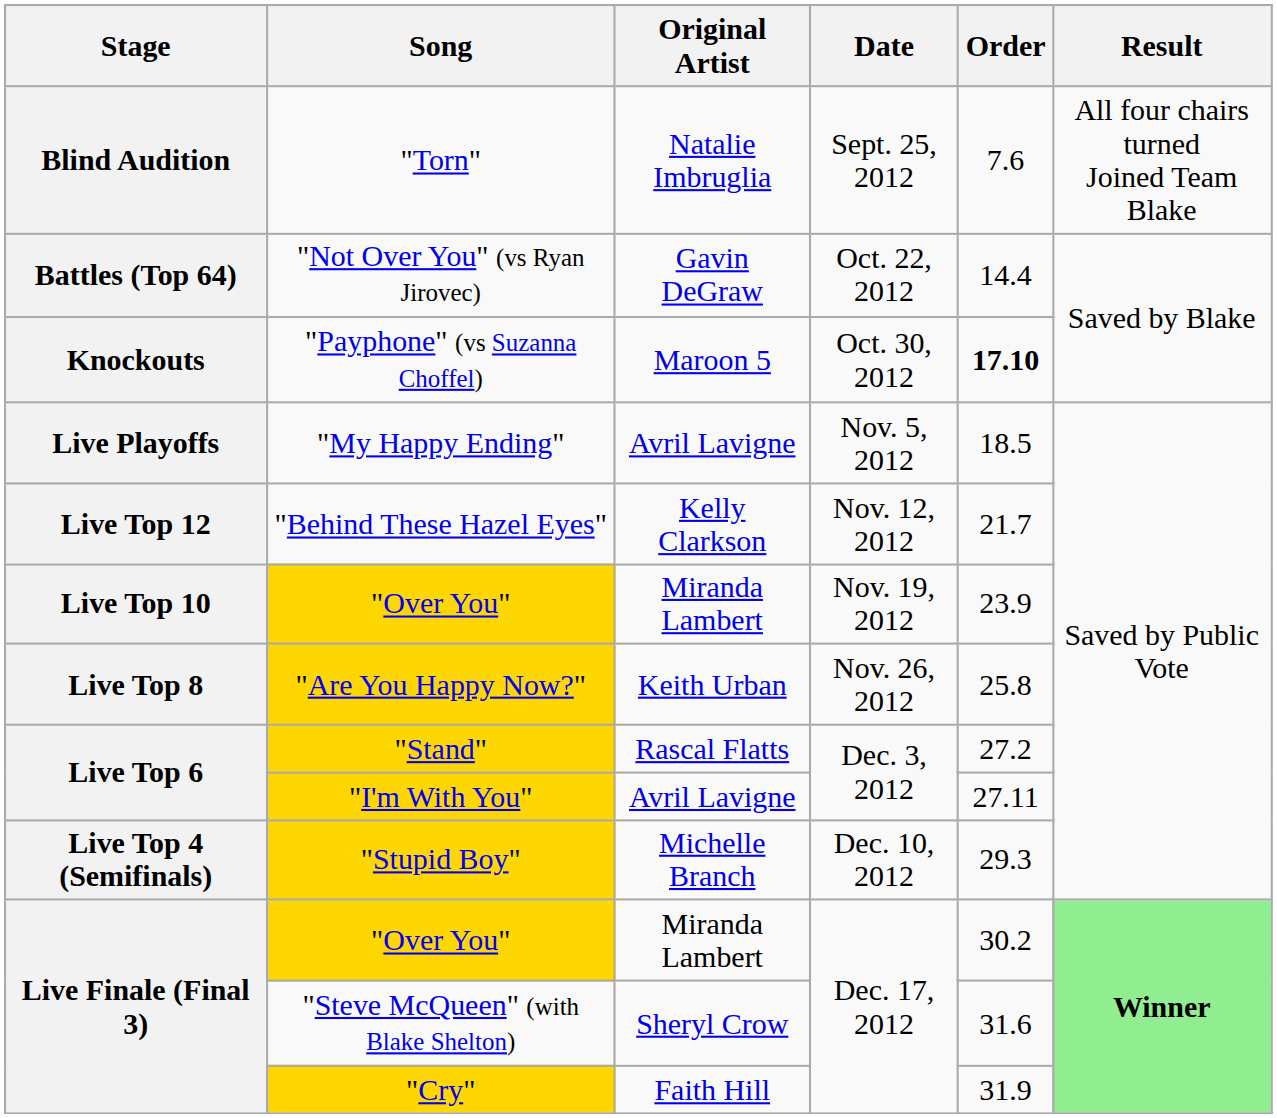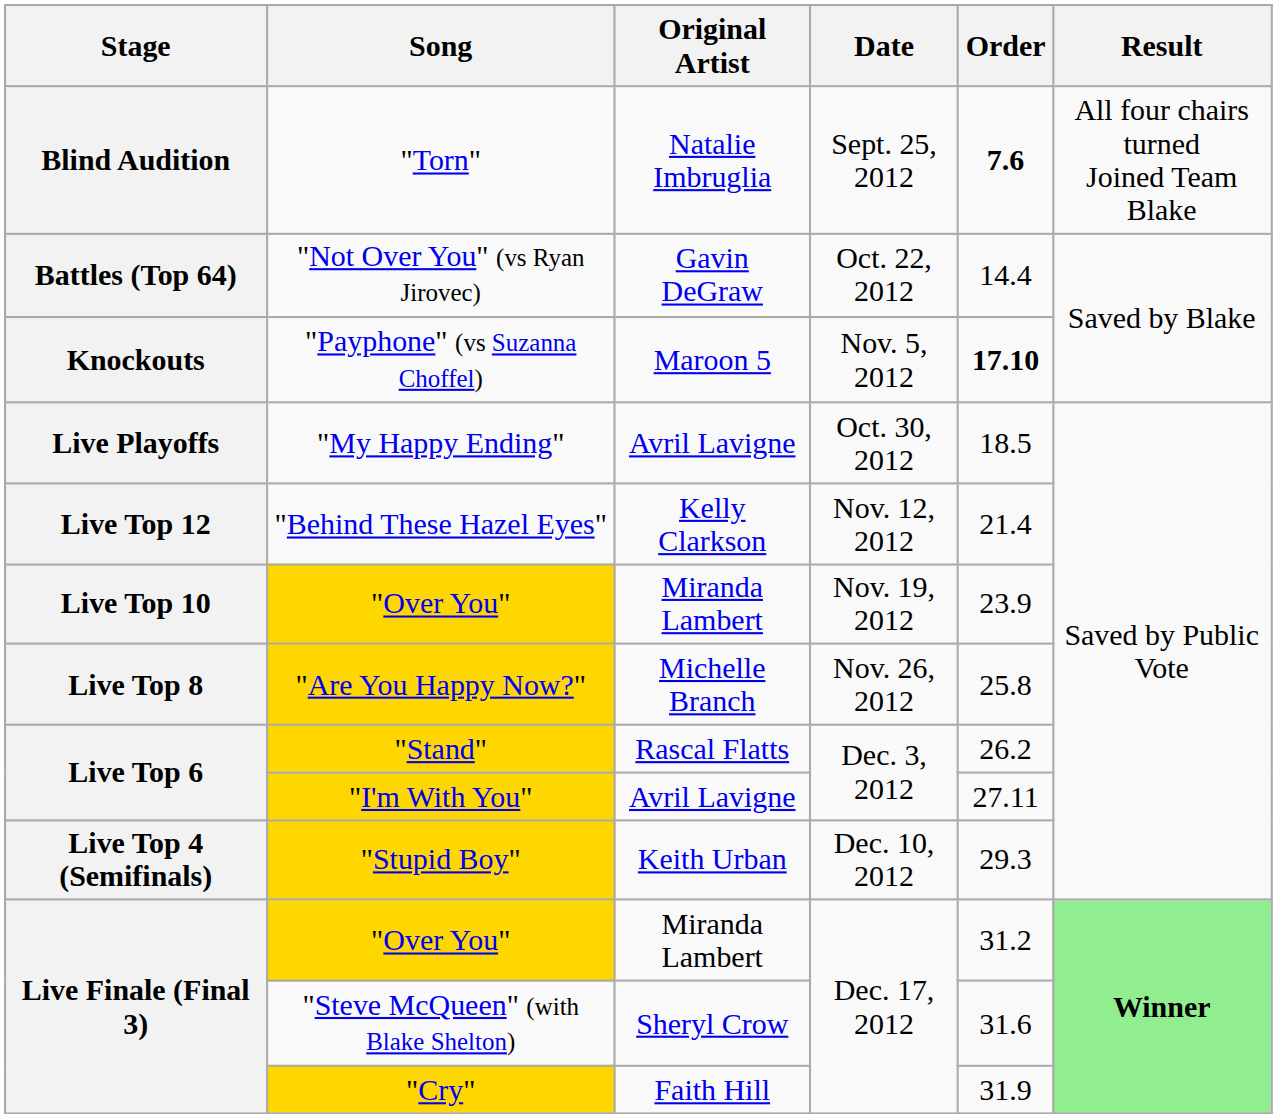(1006, 160) normal -> (1006, 160) bold
(884, 360) Oct. 30, 2012 -> (884, 360) Nov. 5, 2012
(884, 443) Nov. 5, 2012 -> (884, 443) Oct. 30, 2012
(1006, 524) 21.7 -> (1006, 524) 21.4
(712, 685) Keith Urban -> (712, 685) Michelle Branch
(1006, 749) 27.2 -> (1006, 749) 26.2
(712, 860) Michelle Branch -> (712, 860) Keith Urban
(1006, 941) 30.2 -> (1006, 941) 31.2
